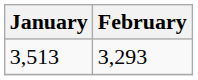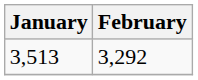(122, 56) 3,293 -> (122, 56) 3,292
